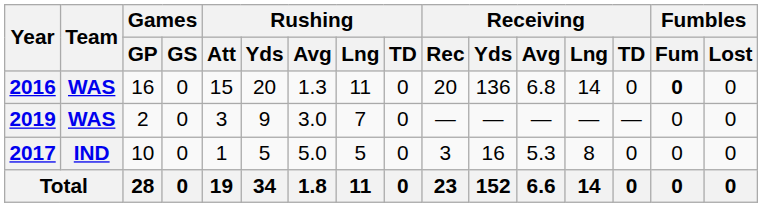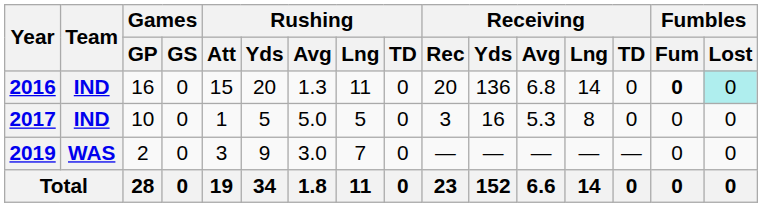(92, 86) WAS -> (92, 86) IND
(730, 86) no background -> (730, 86) paleturquoise background
rows swapped: (33, 152) <-> (33, 119)
